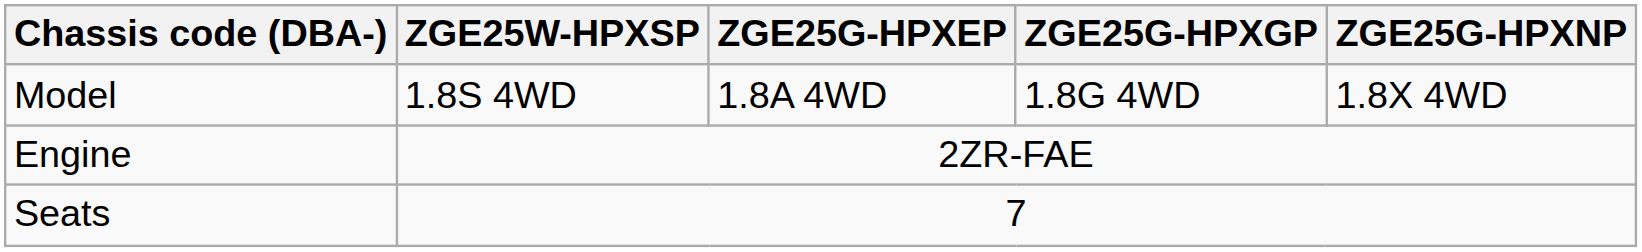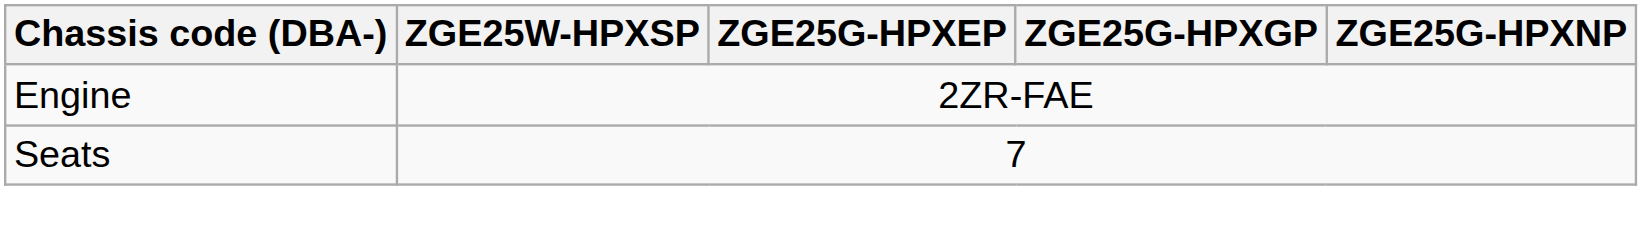- row: (65, 94)
